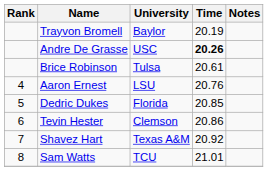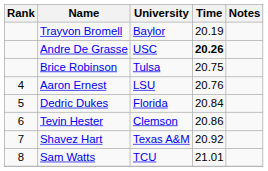(209, 67) 20.61 -> (209, 67) 20.75
(209, 103) 20.85 -> (209, 103) 20.84
